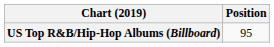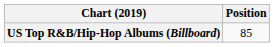(246, 32) 95 -> (246, 32) 85
